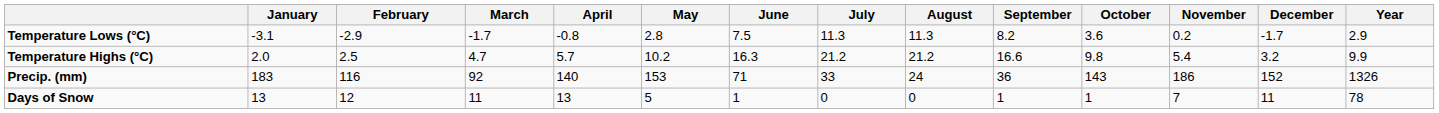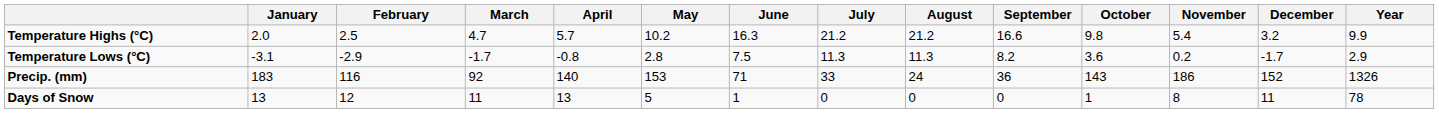rows swapped: (80, 56) <-> (79, 35)
(1000, 98) 1 -> (1000, 98) 0
(1176, 98) 7 -> (1176, 98) 8
